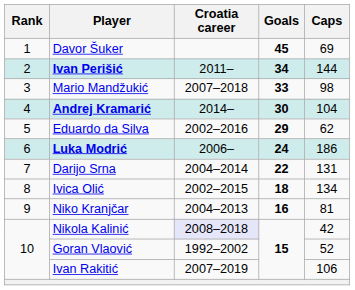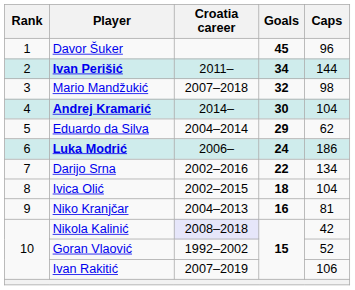(327, 48) 69 -> (327, 48) 96
(282, 88) 33 -> (282, 88) 32
(216, 128) 2002–2016 -> (216, 128) 2004–2014
(216, 169) 2004–2014 -> (216, 169) 2002–2016
(327, 169) 131 -> (327, 169) 134
(327, 189) 134 -> (327, 189) 104
